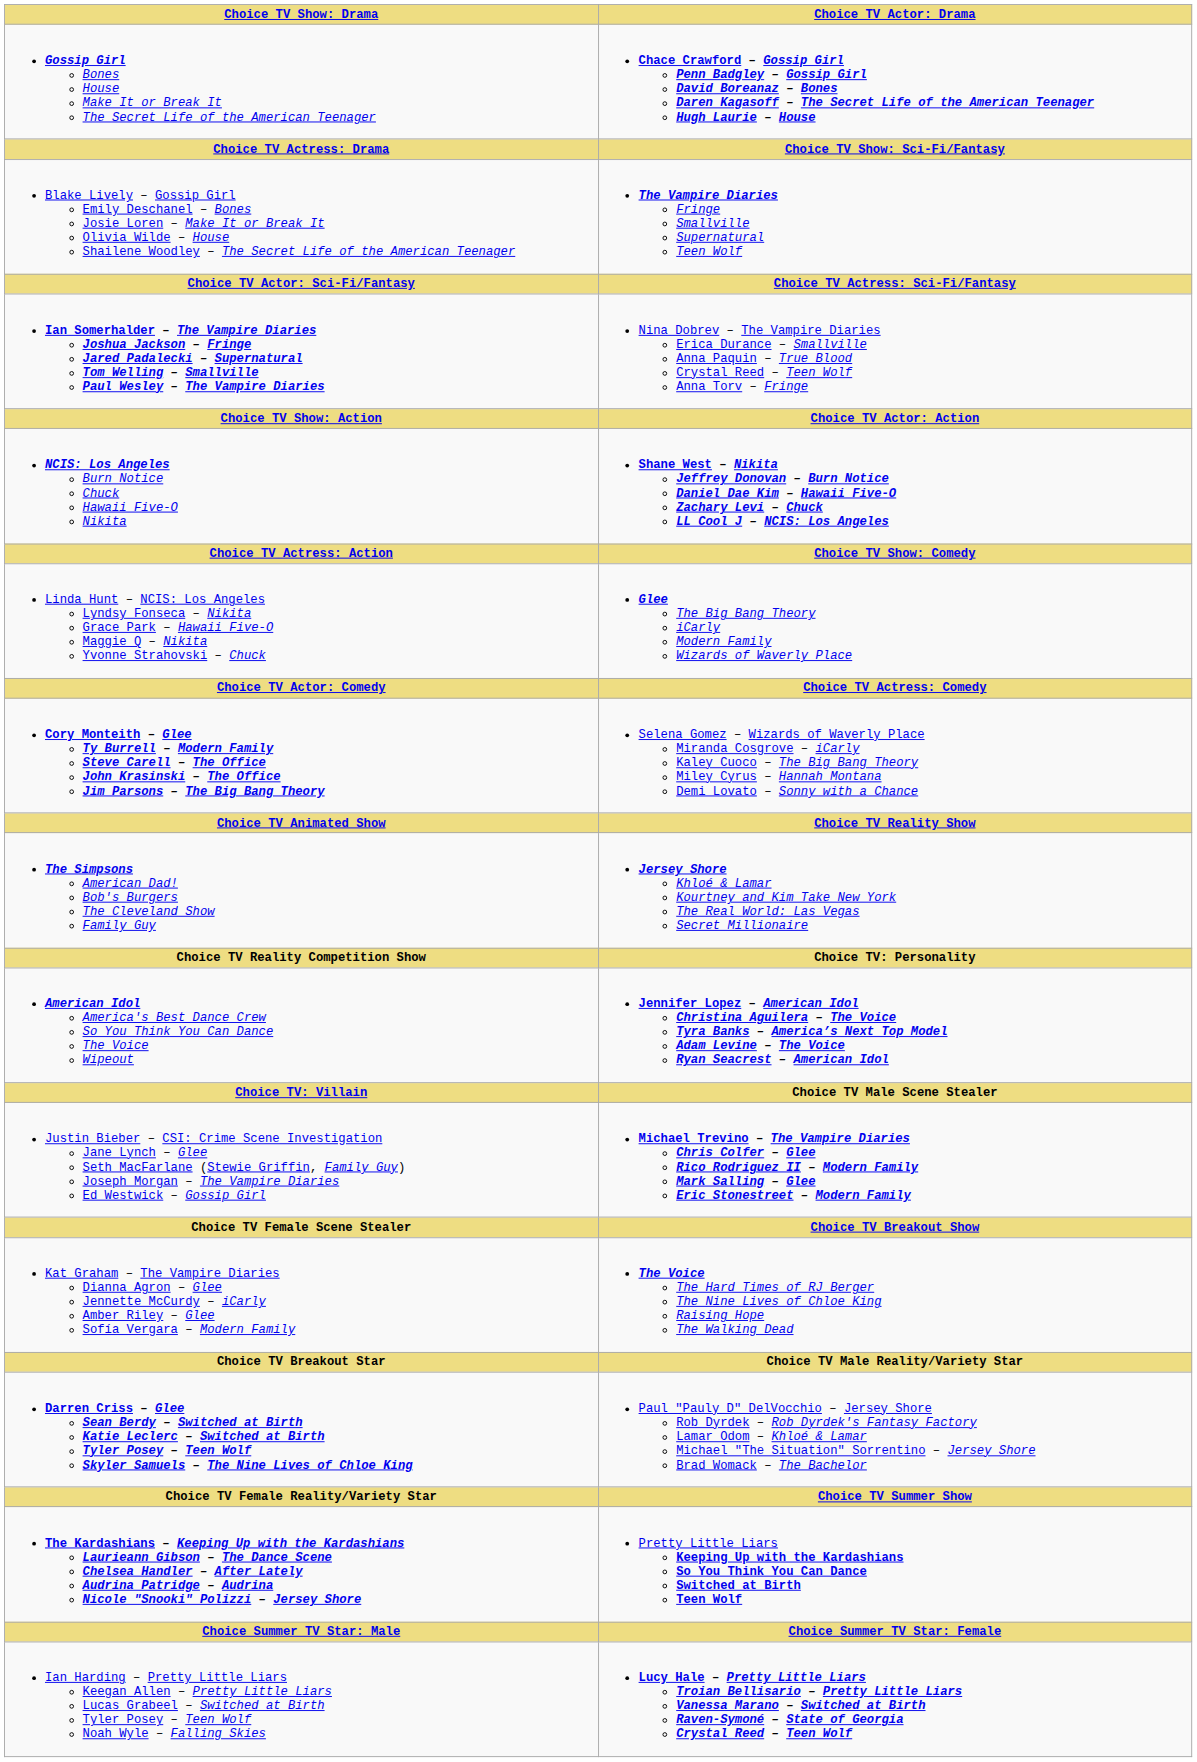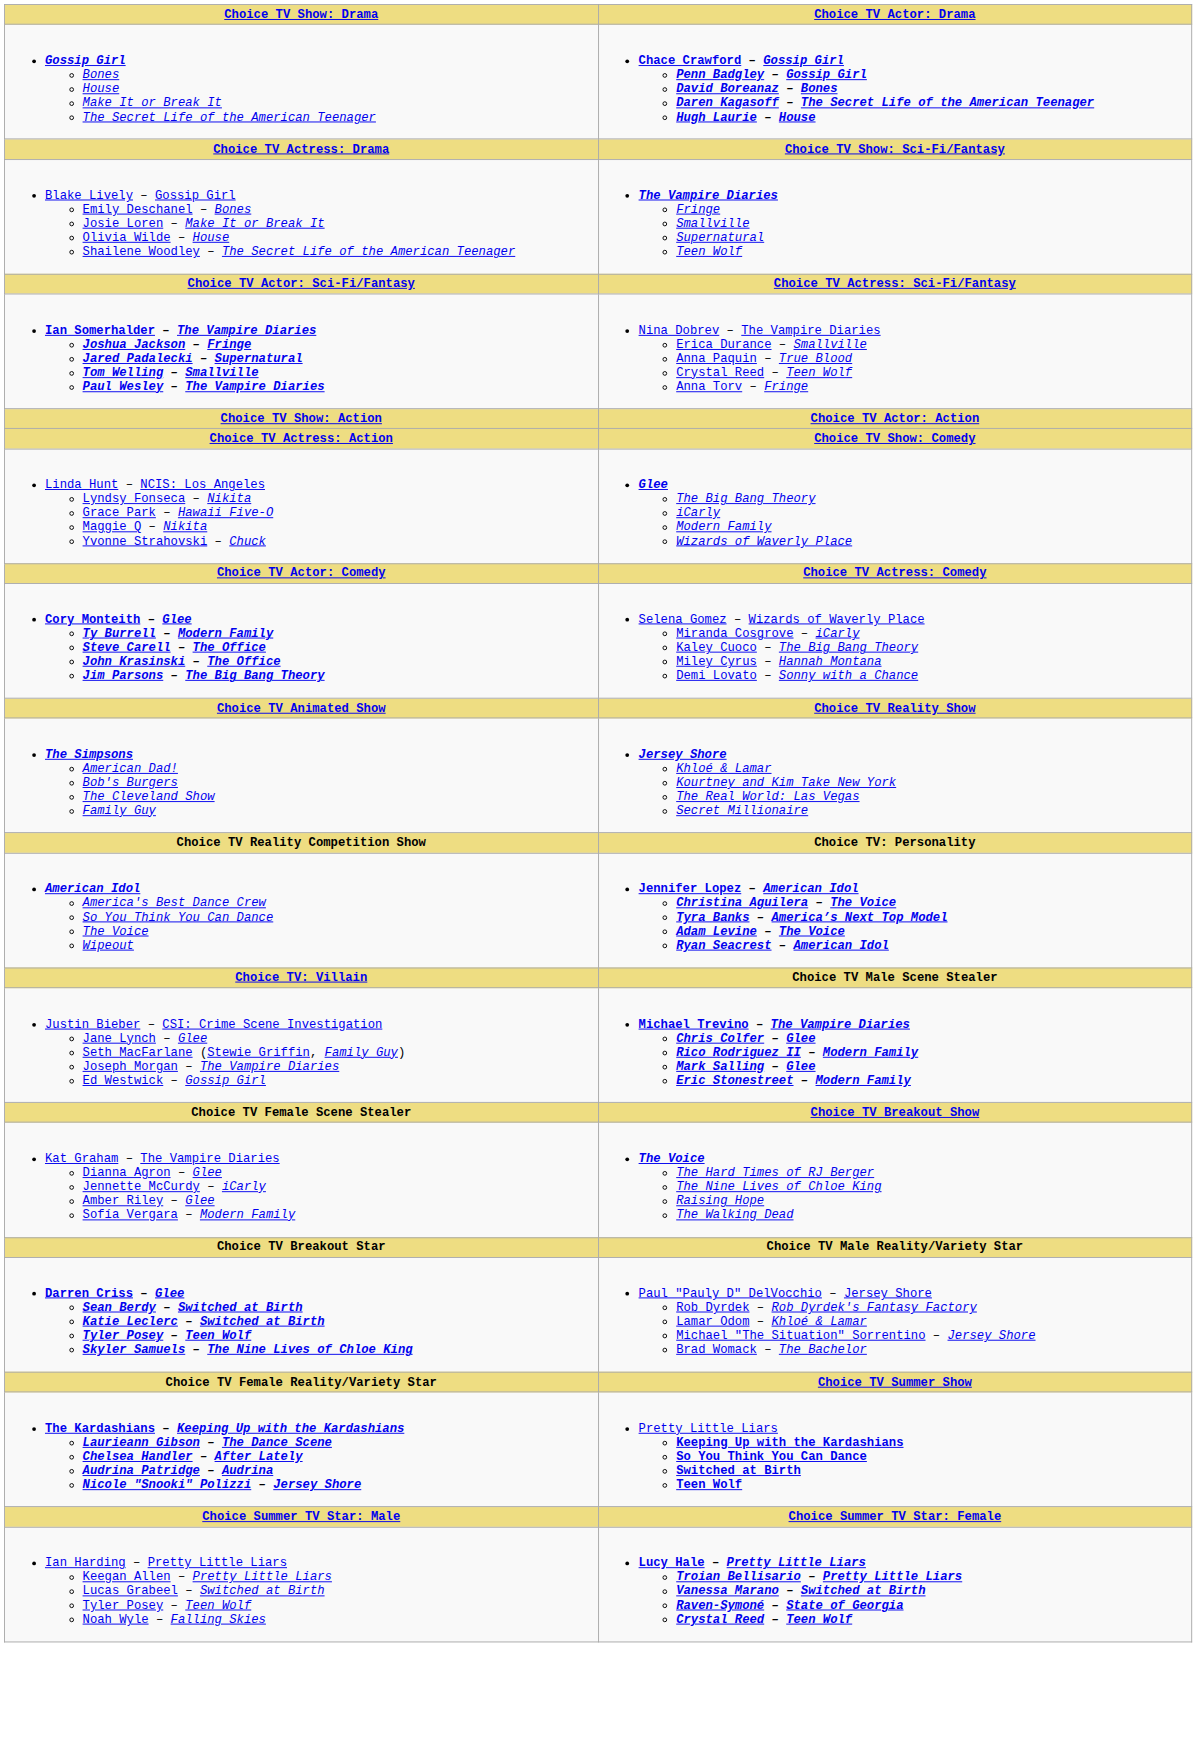- row: (301, 493)
